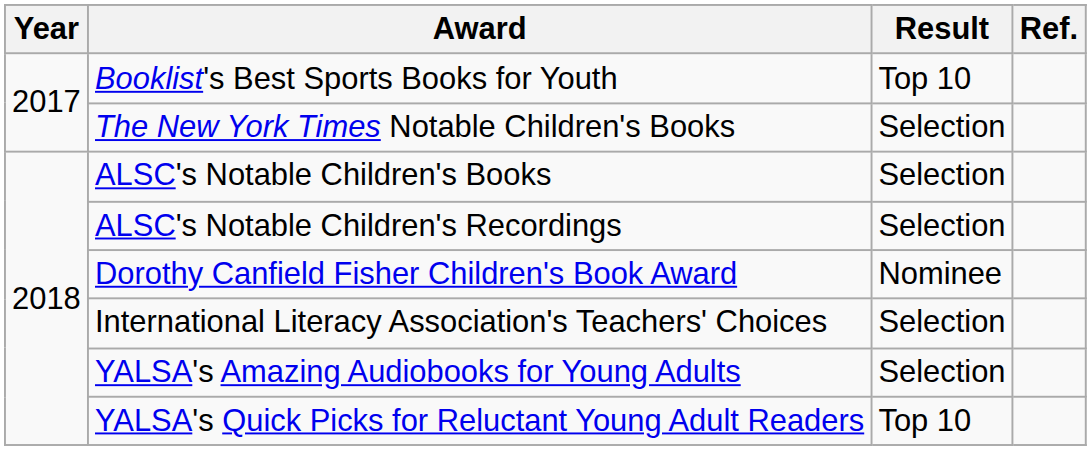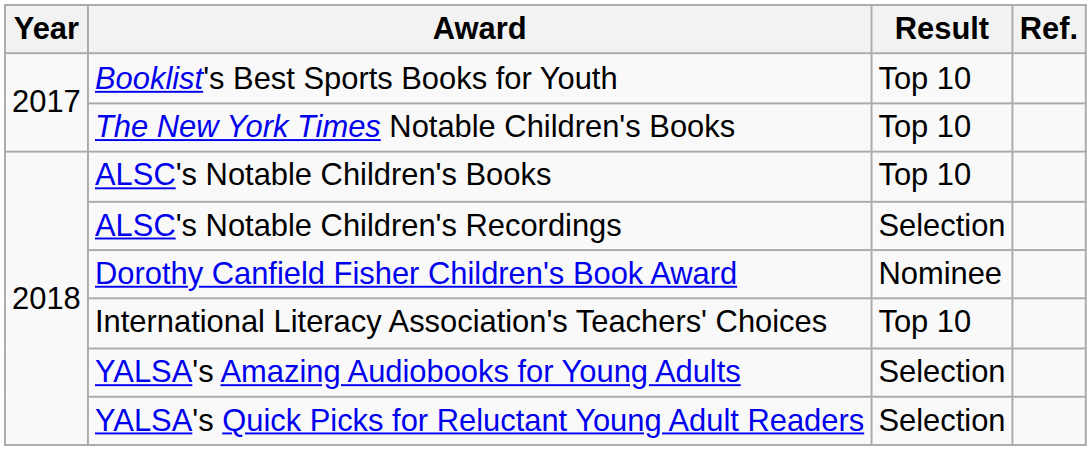(942, 126) Selection -> (925, 126) Top 10
(942, 175) Selection -> (925, 175) Top 10
(942, 322) Selection -> (925, 322) Top 10
(925, 420) Top 10 -> (942, 420) Selection
